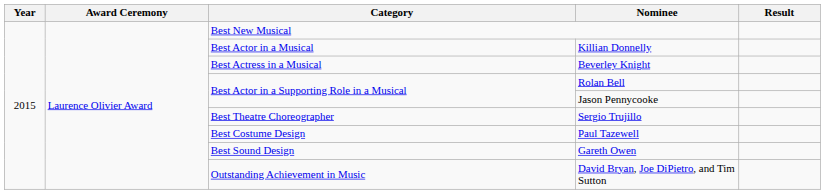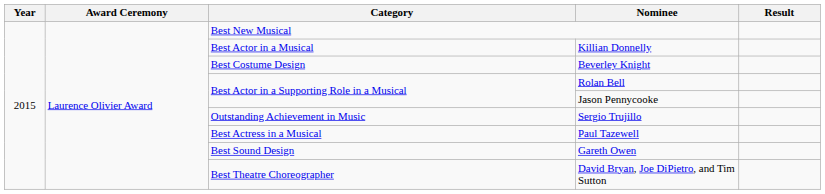(266, 64) Best Actress in a Musical -> (258, 64) Best Costume Design
(272, 116) Best Theatre Choreographer -> (288, 116) Outstanding Achievement in Music
(258, 133) Best Costume Design -> (266, 133) Best Actress in a Musical
(288, 174) Outstanding Achievement in Music -> (272, 174) Best Theatre Choreographer
